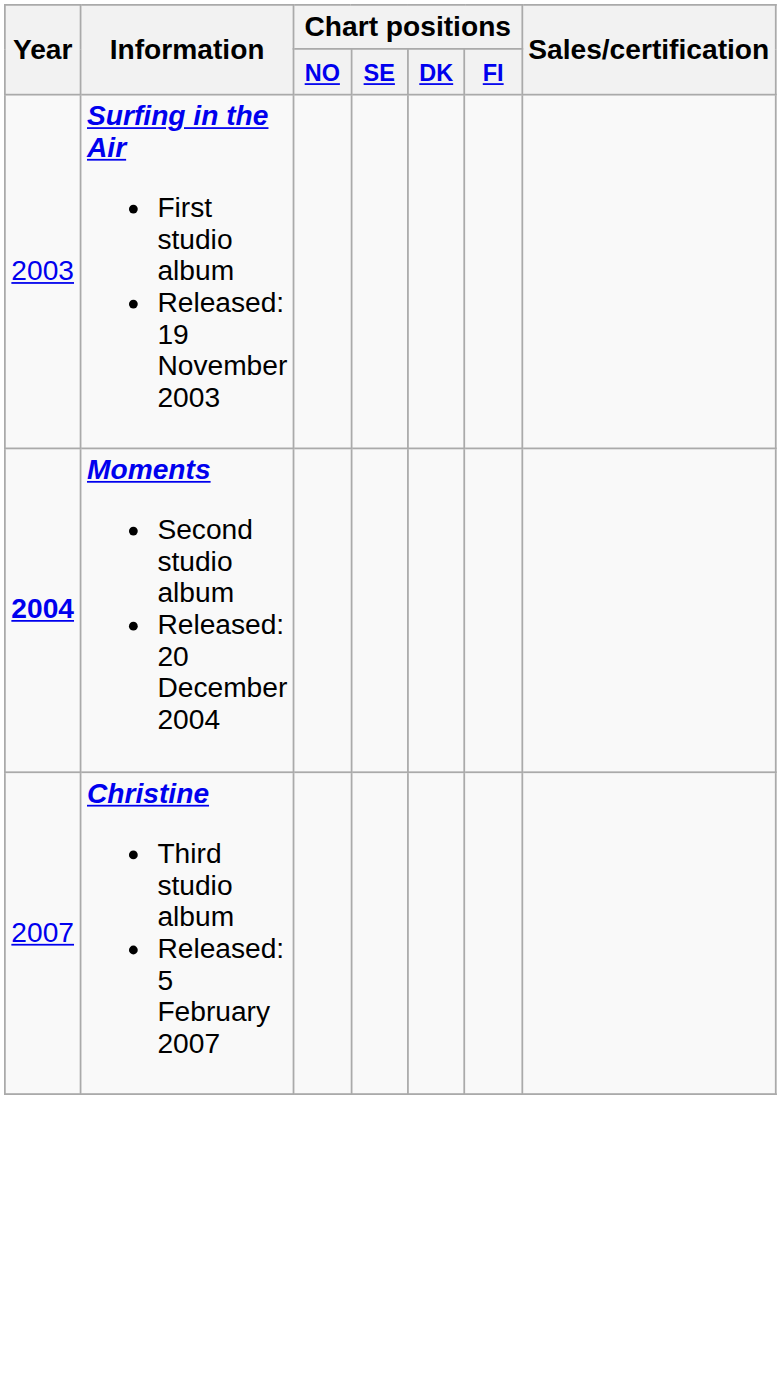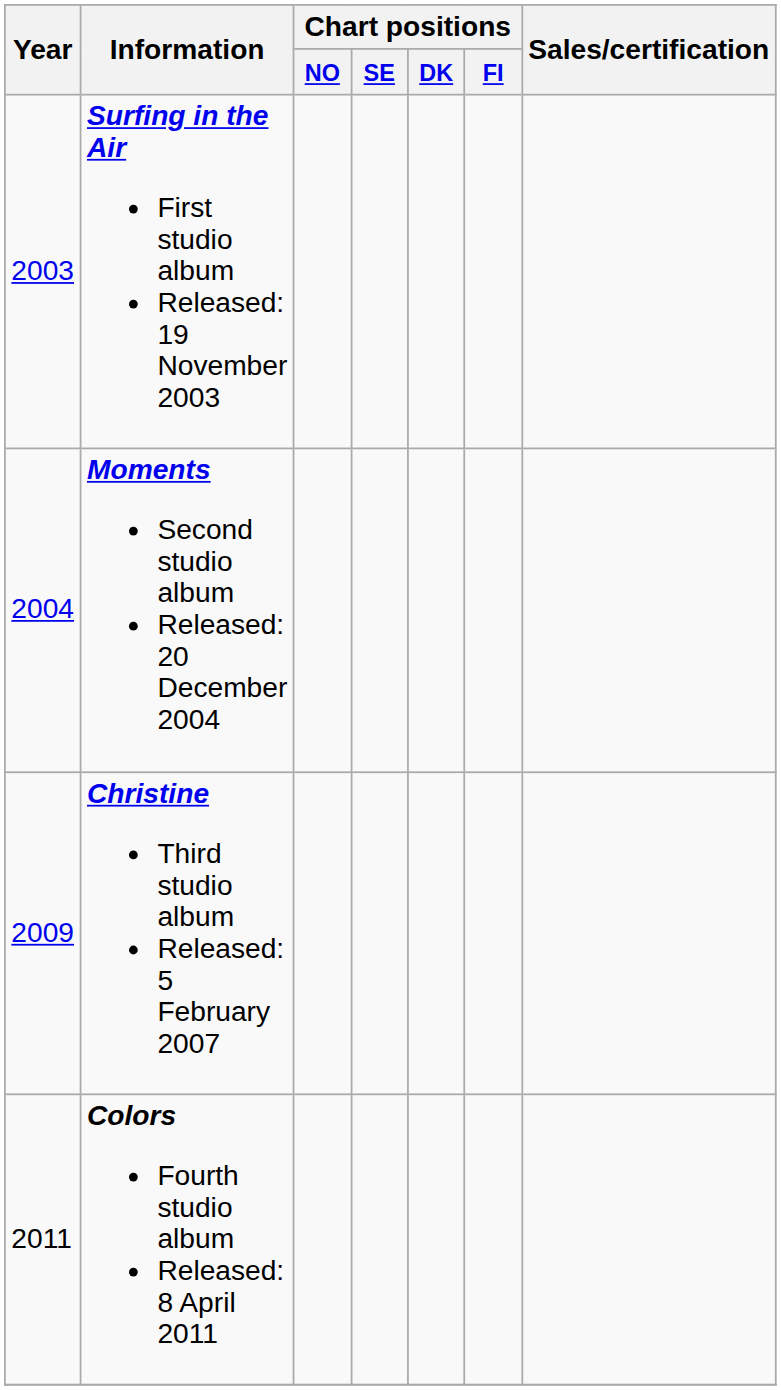(43, 609) bold -> (43, 609) normal
(43, 932) 2007 -> (43, 932) 2009
+ row: (187, 1226)
